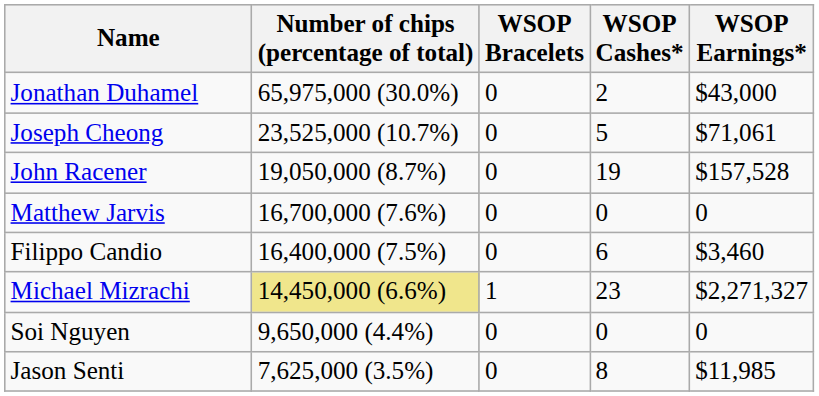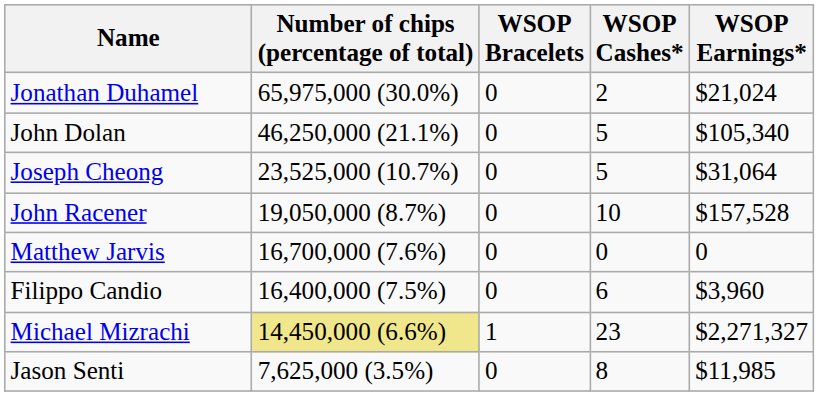(736, 92) $43,000 -> (736, 92) $21,024
+ row: (68, 132)
(736, 132) $71,061 -> (736, 172) $31,064
(608, 172) 19 -> (608, 212) 10
(730, 251) $3,460 -> (730, 291) $3,960
- row: (70, 331)
